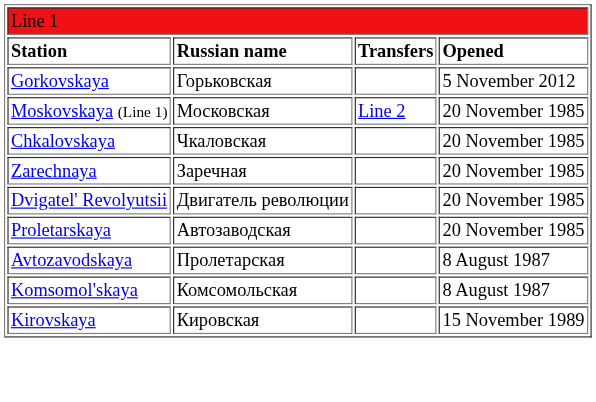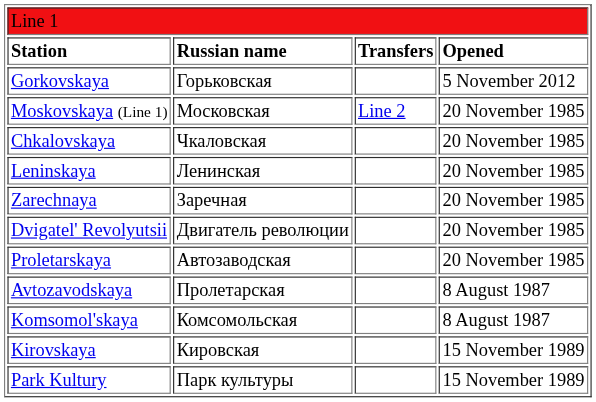+ row: (53, 170)
+ row: (59, 379)
